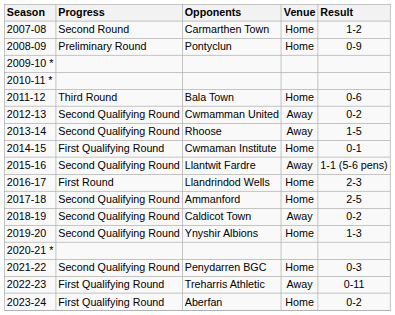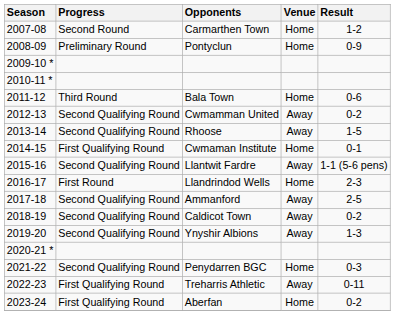(300, 200) Home -> (300, 200) Away
(300, 234) Home -> (300, 234) Away
